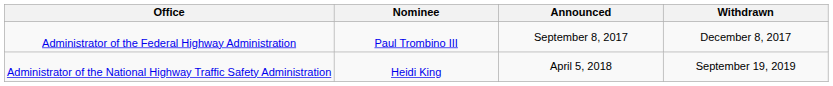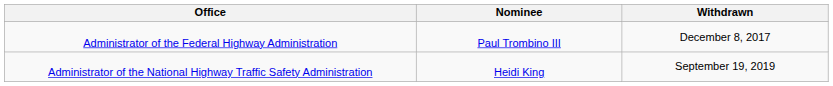- column: (581, 13)
